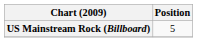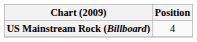(172, 28) 5 -> (172, 28) 4
